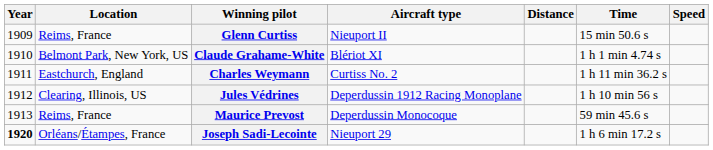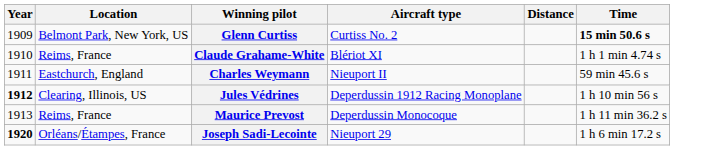- column: (689, 14)
(75, 34) Reims, France -> (113, 34) Belmont Park, New York, US
(359, 34) Nieuport II -> (364, 34) Curtiss No. 2
(614, 34) normal -> (615, 34) bold
(113, 54) Belmont Park, New York, US -> (75, 54) Reims, France
(364, 74) Curtiss No. 2 -> (359, 74) Nieuport II
(623, 74) 1 h 11 min 36.2 s -> (614, 74) 59 min 45.6 s
(20, 94) normal -> (20, 94) bold
(614, 114) 59 min 45.6 s -> (623, 114) 1 h 11 min 36.2 s
